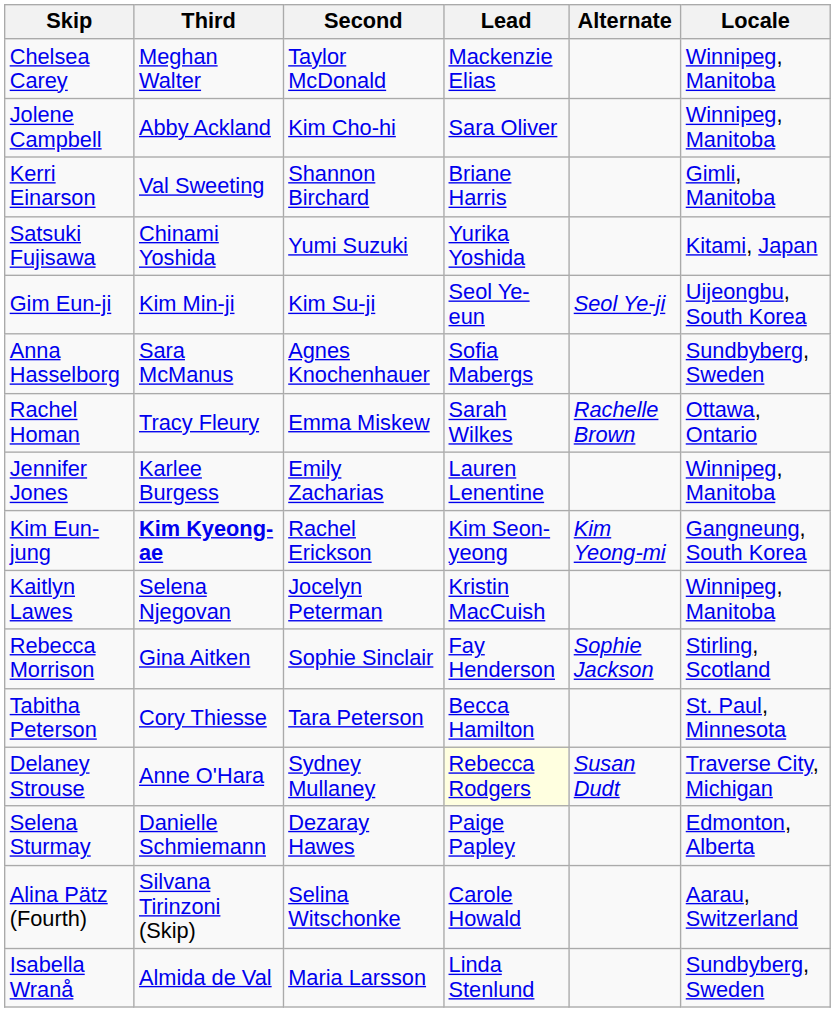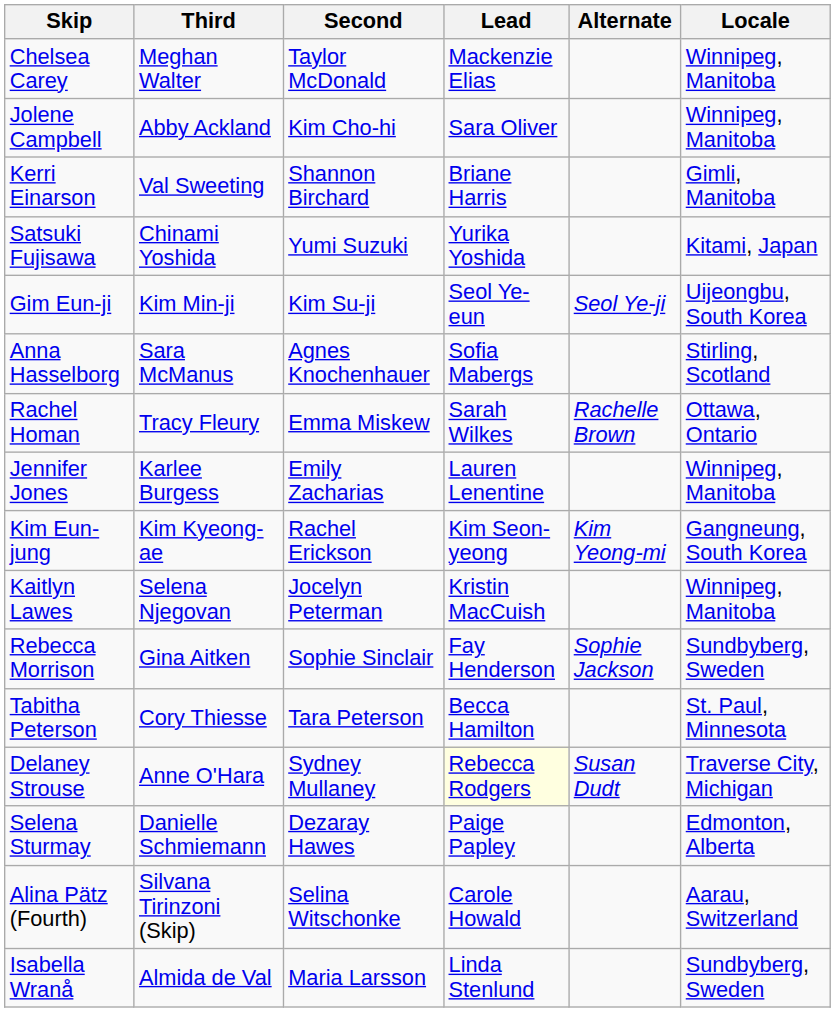(747, 363) Sundbyberg, Sweden -> (728, 363) Stirling, Scotland
(206, 540) bold -> (201, 540) normal
(728, 658) Stirling, Scotland -> (747, 658) Sundbyberg, Sweden
